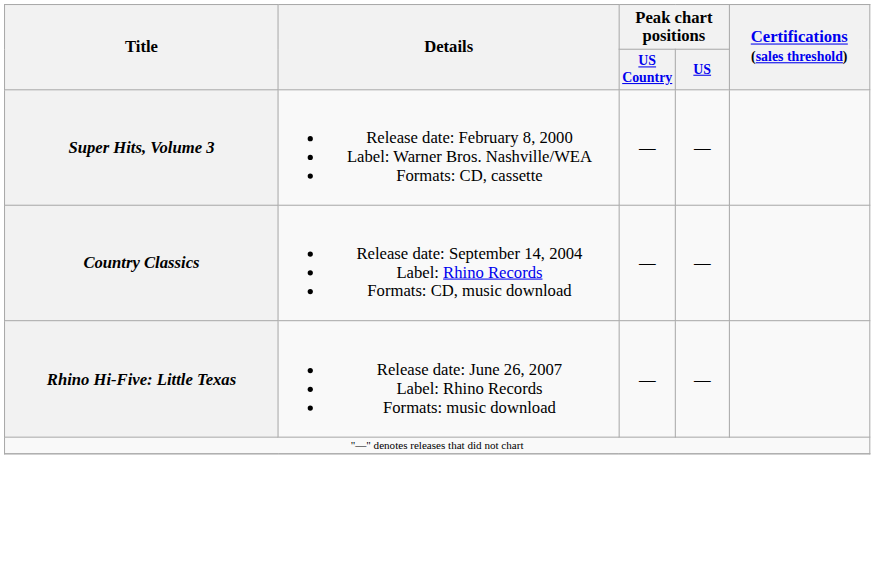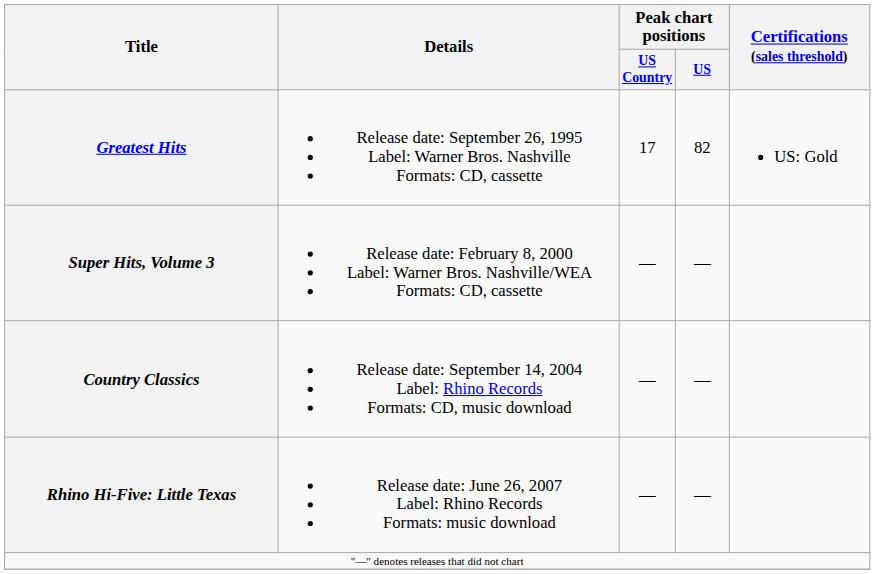+ row: (141, 147)
